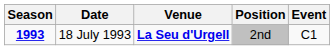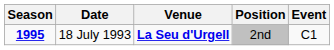(30, 35) 1993 -> (30, 35) 1995
